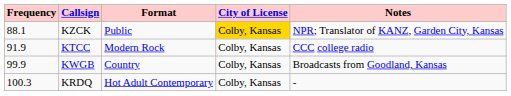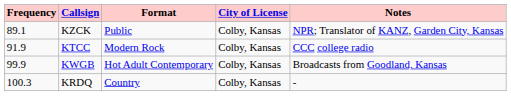(16, 30) 88.1 -> (16, 30) 89.1
(250, 30) gold background -> (250, 30) no background
(122, 64) Country -> (159, 64) Hot Adult Contemporary
(159, 82) Hot Adult Contemporary -> (122, 82) Country
